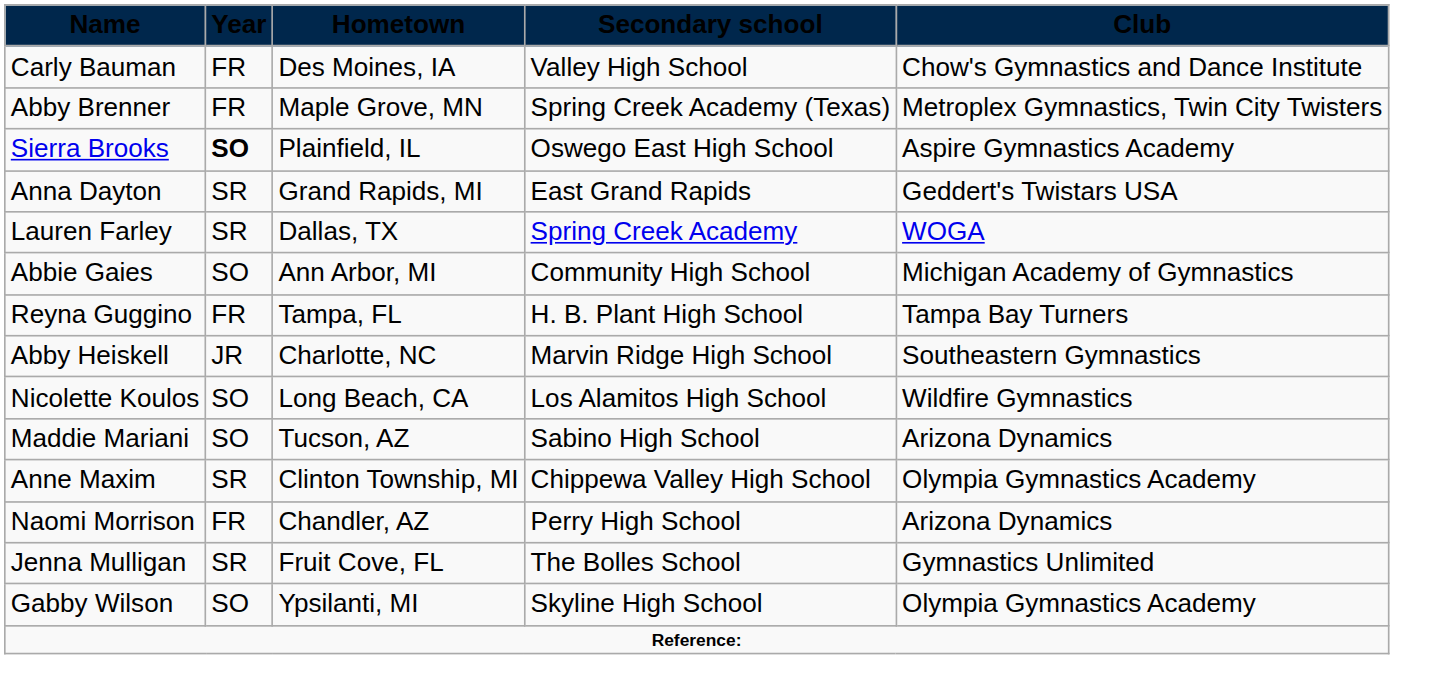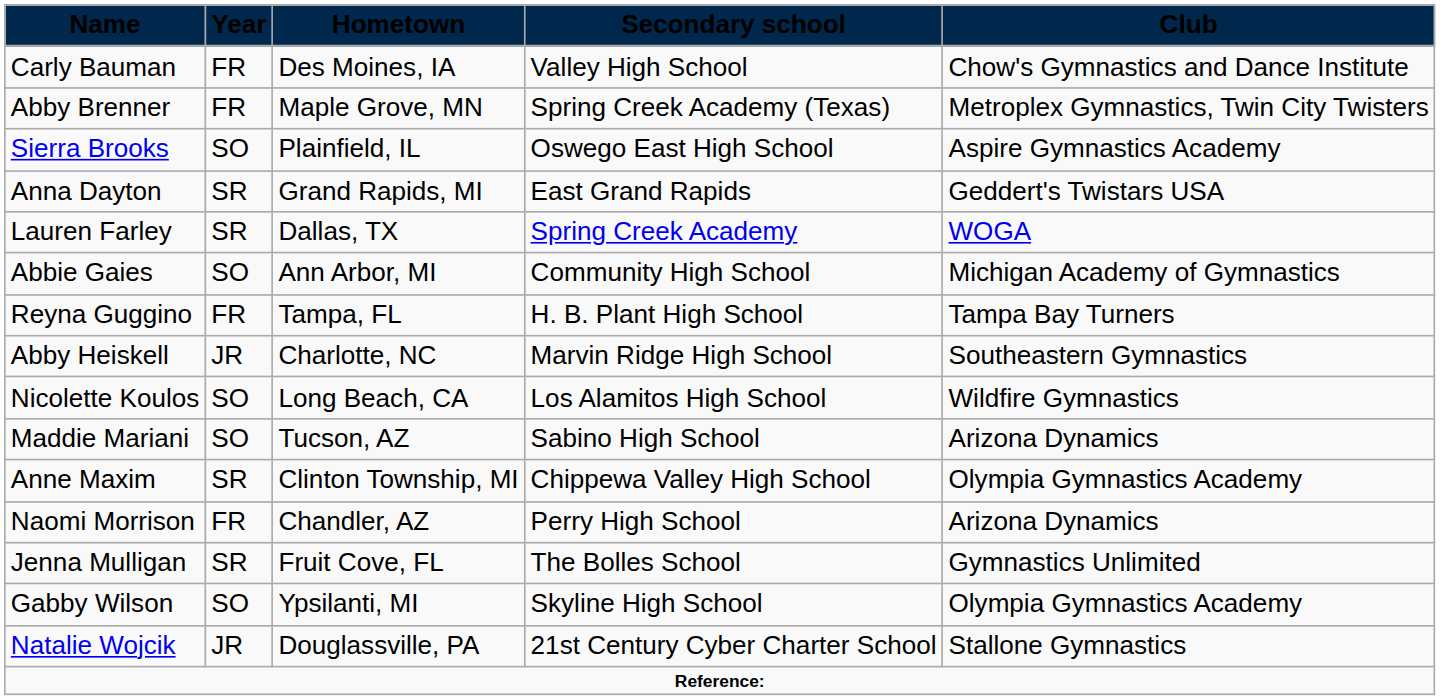(230, 149) bold -> (230, 149) normal
+ row: (93, 645)
